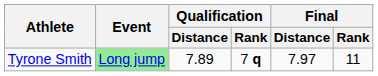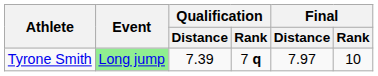(200, 60) 7.89 -> (200, 60) 7.39
(353, 60) 11 -> (353, 60) 10
